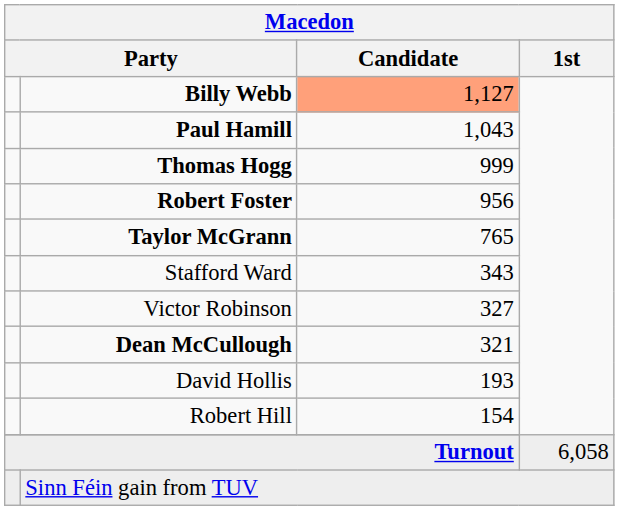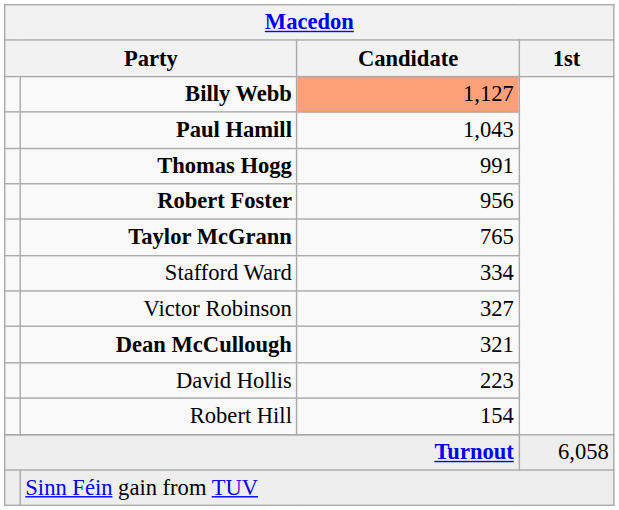(497, 165) 999 -> (497, 165) 991
(497, 272) 343 -> (497, 272) 334
(497, 380) 193 -> (497, 380) 223
